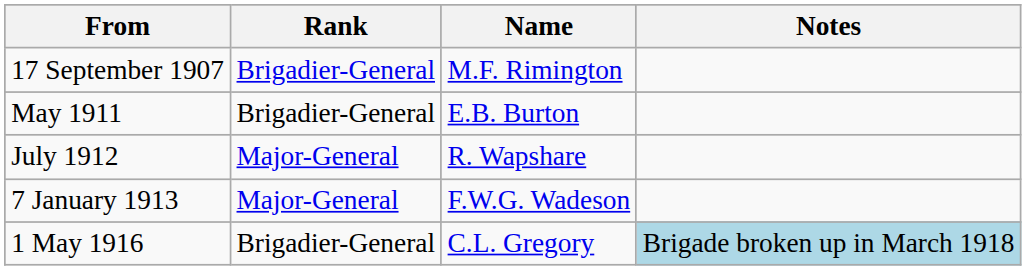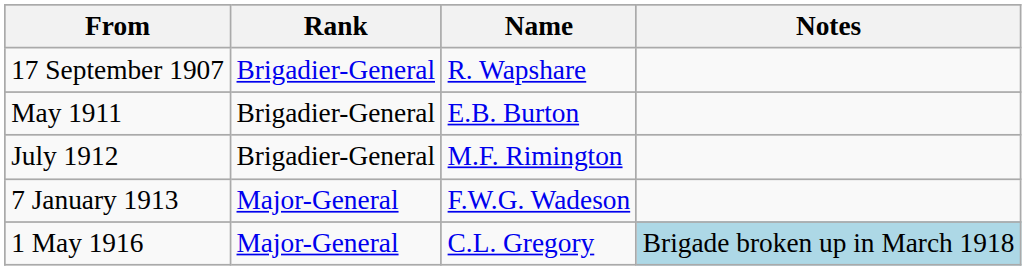(535, 69) M.F. Rimington -> (517, 69) R. Wapshare
(318, 156) Major-General -> (336, 156) Brigadier-General
(517, 156) R. Wapshare -> (535, 156) M.F. Rimington
(336, 243) Brigadier-General -> (318, 243) Major-General
